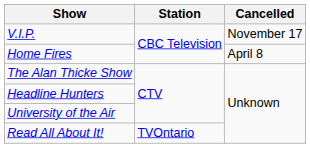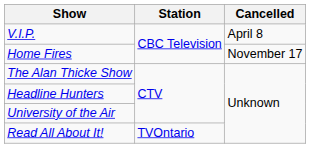(265, 34) November 17 -> (245, 34) April 8
(245, 53) April 8 -> (265, 53) November 17
